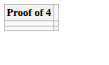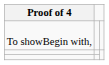+ row: (49, 41)
